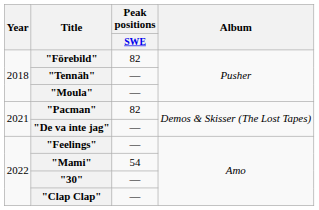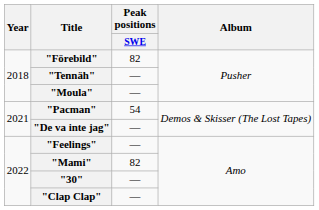(135, 110) 82 -> (135, 110) 54
(135, 162) 54 -> (135, 162) 82
